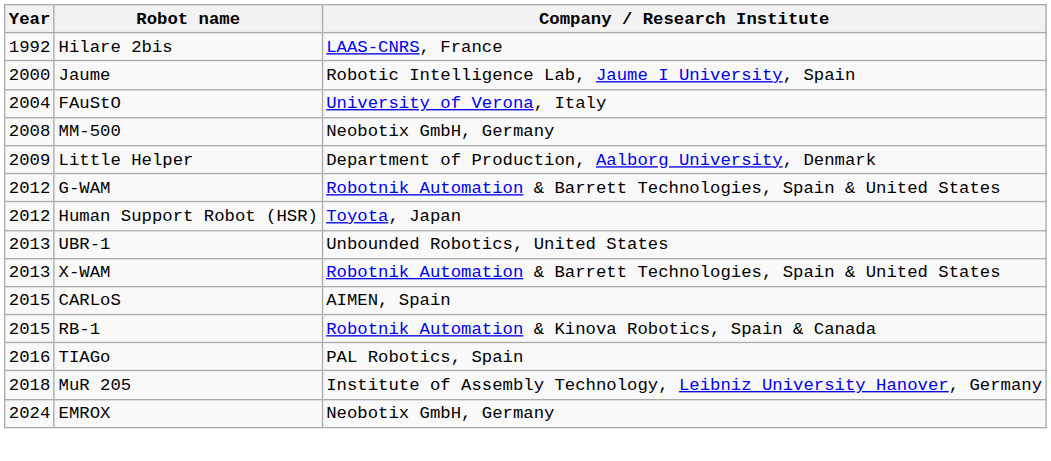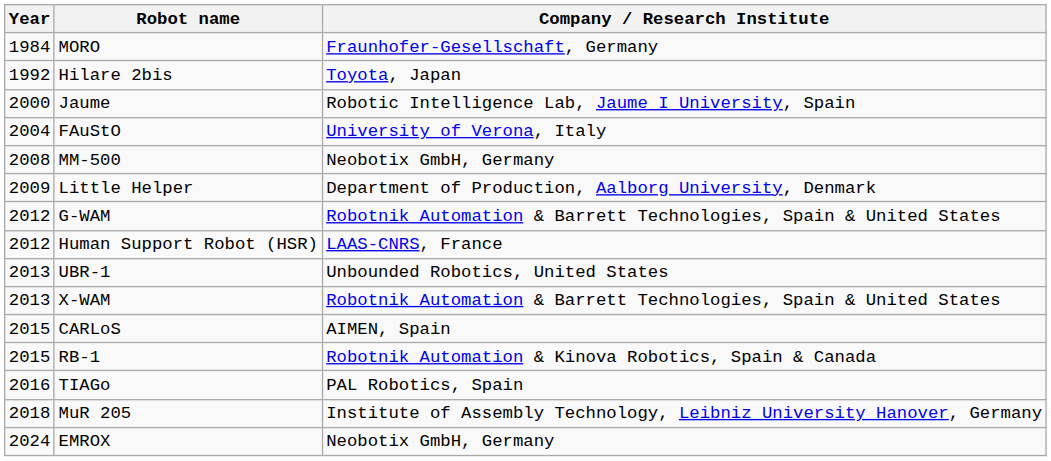+ row: (79, 47)
(414, 47) LAAS-CNRS, France -> (394, 75) Toyota, Japan
(394, 216) Toyota, Japan -> (414, 244) LAAS-CNRS, France
